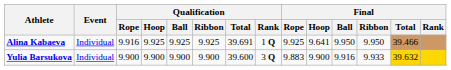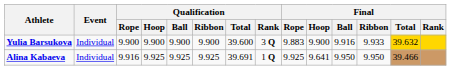rows swapped: (39, 58) <-> (36, 42)
